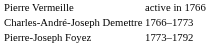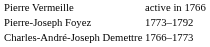rows swapped: (73, 22) <-> (48, 37)
